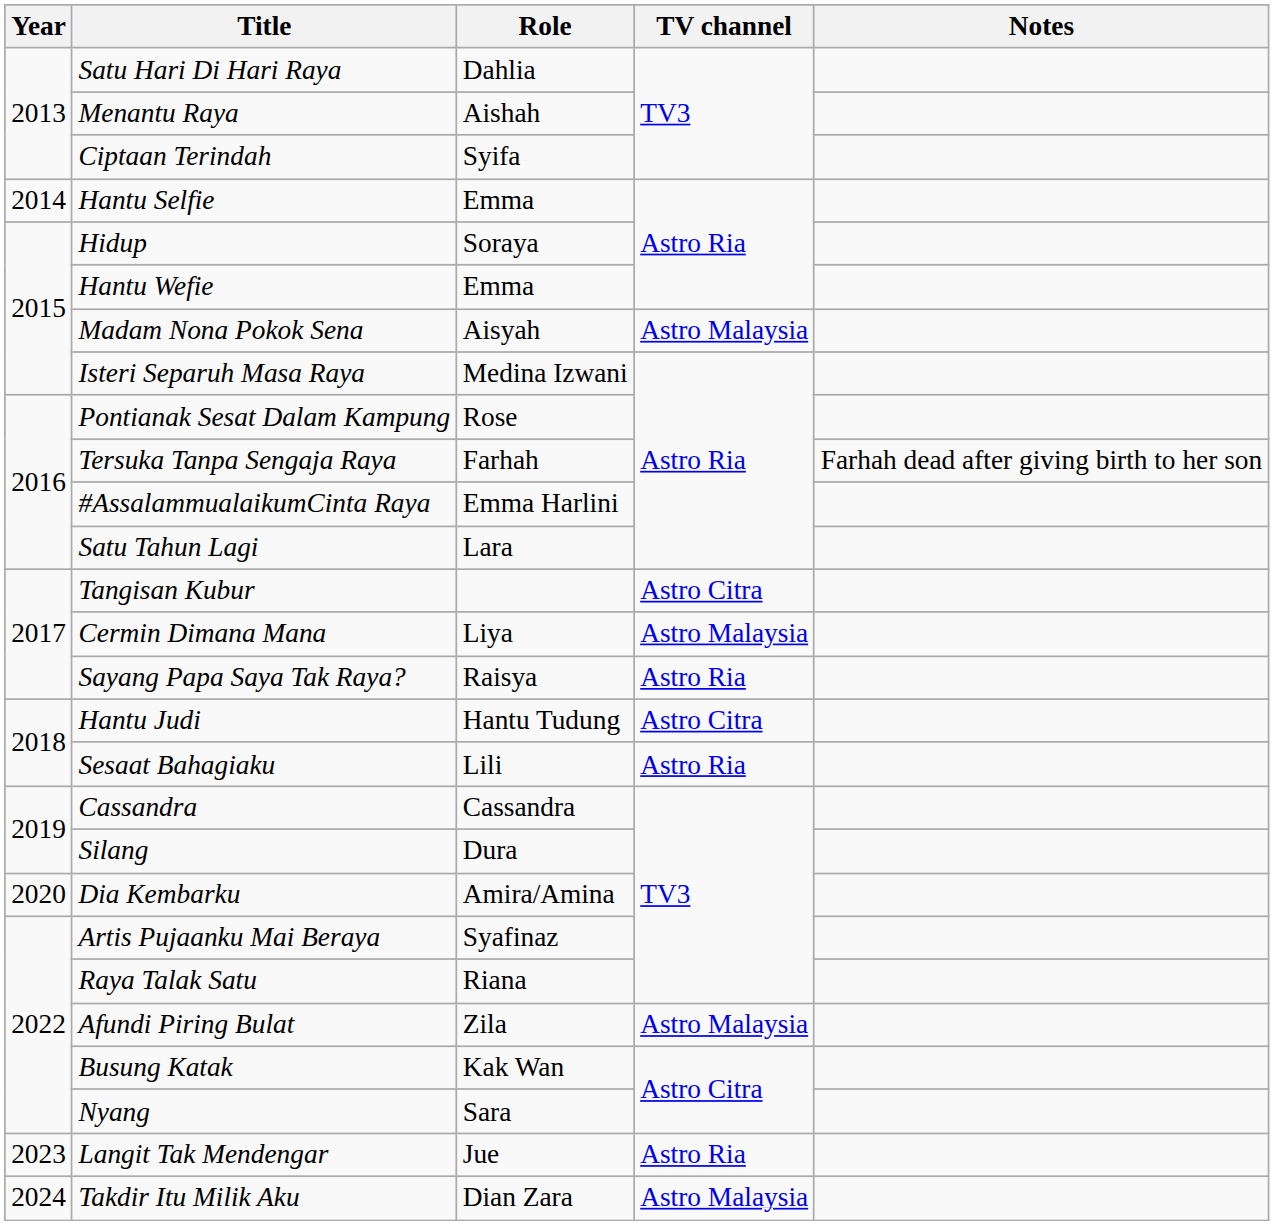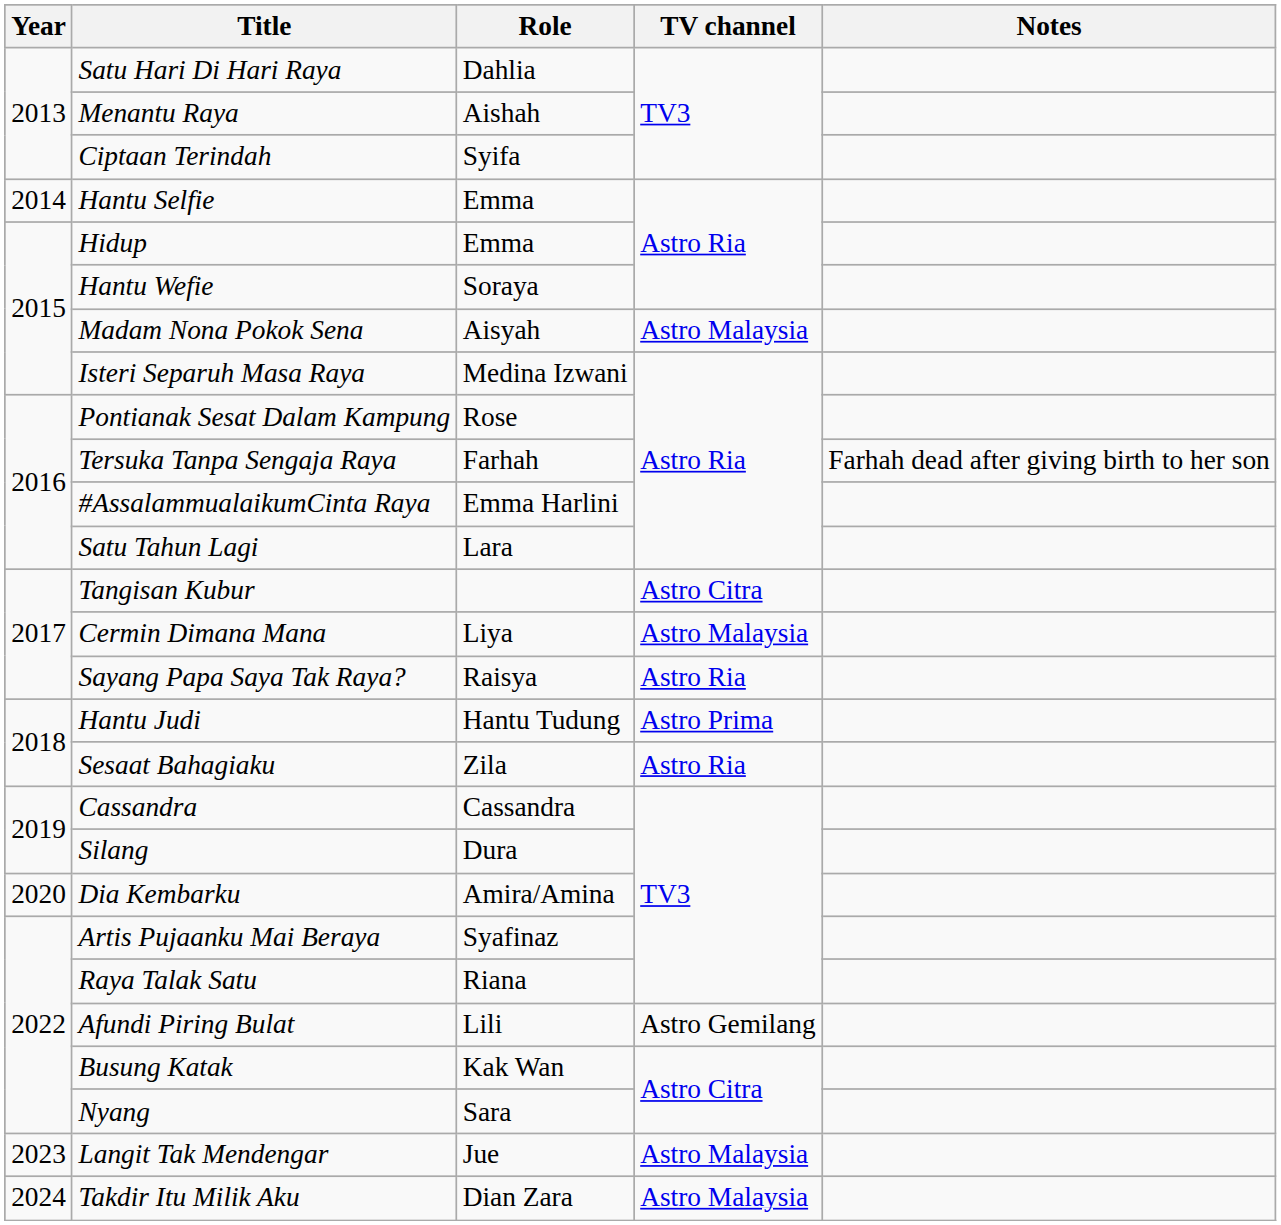(501, 243) Soraya -> (498, 243) Emma
(498, 286) Emma -> (501, 286) Soraya
(701, 720) Astro Citra -> (707, 720) Astro Prima
(482, 763) Lili -> (485, 763) Zila
(485, 1024) Zila -> (482, 1024) Lili
(724, 1024) Astro Malaysia -> (728, 1024) Astro Gemilang
(693, 1154) Astro Ria -> (724, 1154) Astro Malaysia
